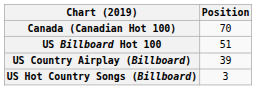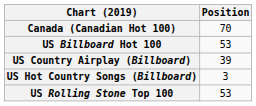(226, 45) 51 -> (226, 45) 53
+ row: (102, 93)
